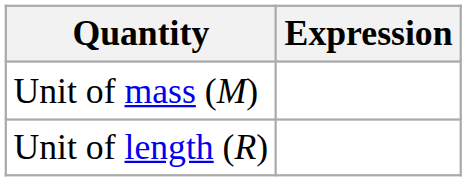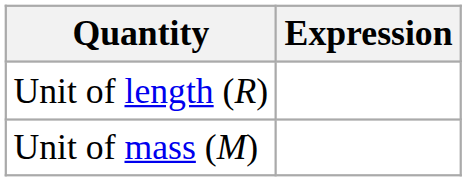rows swapped: (141, 146) <-> (136, 90)
